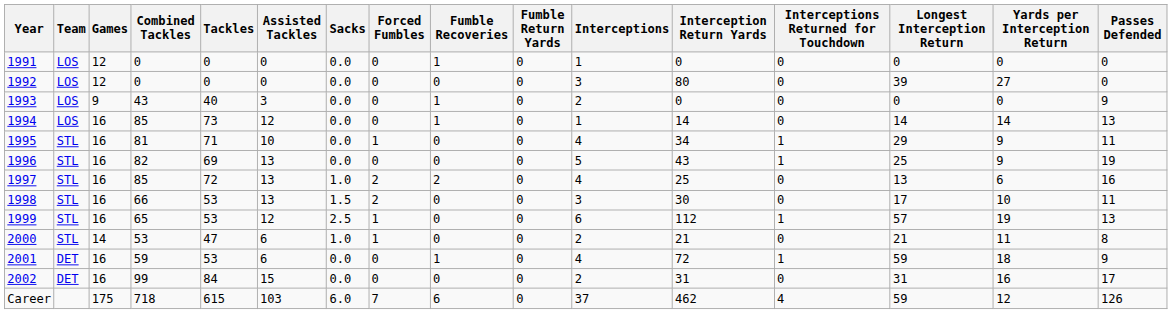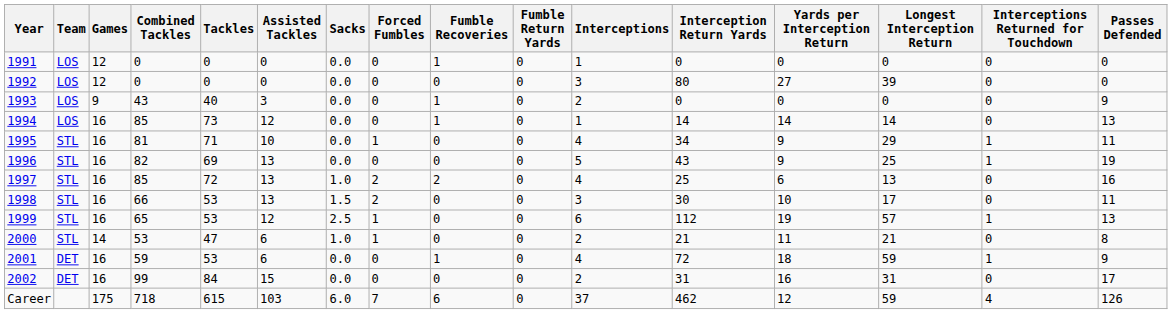columns swapped: (1046, 28) <-> (832, 28)
